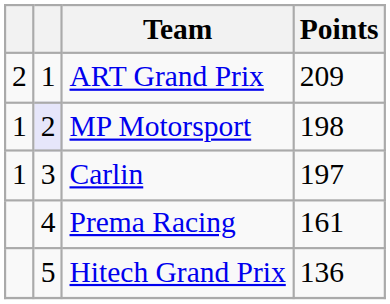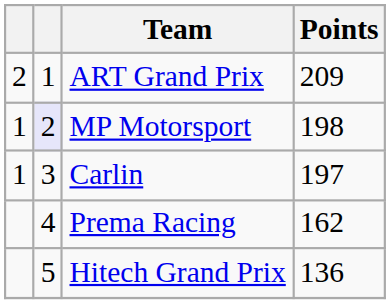(322, 223) 161 -> (322, 223) 162
